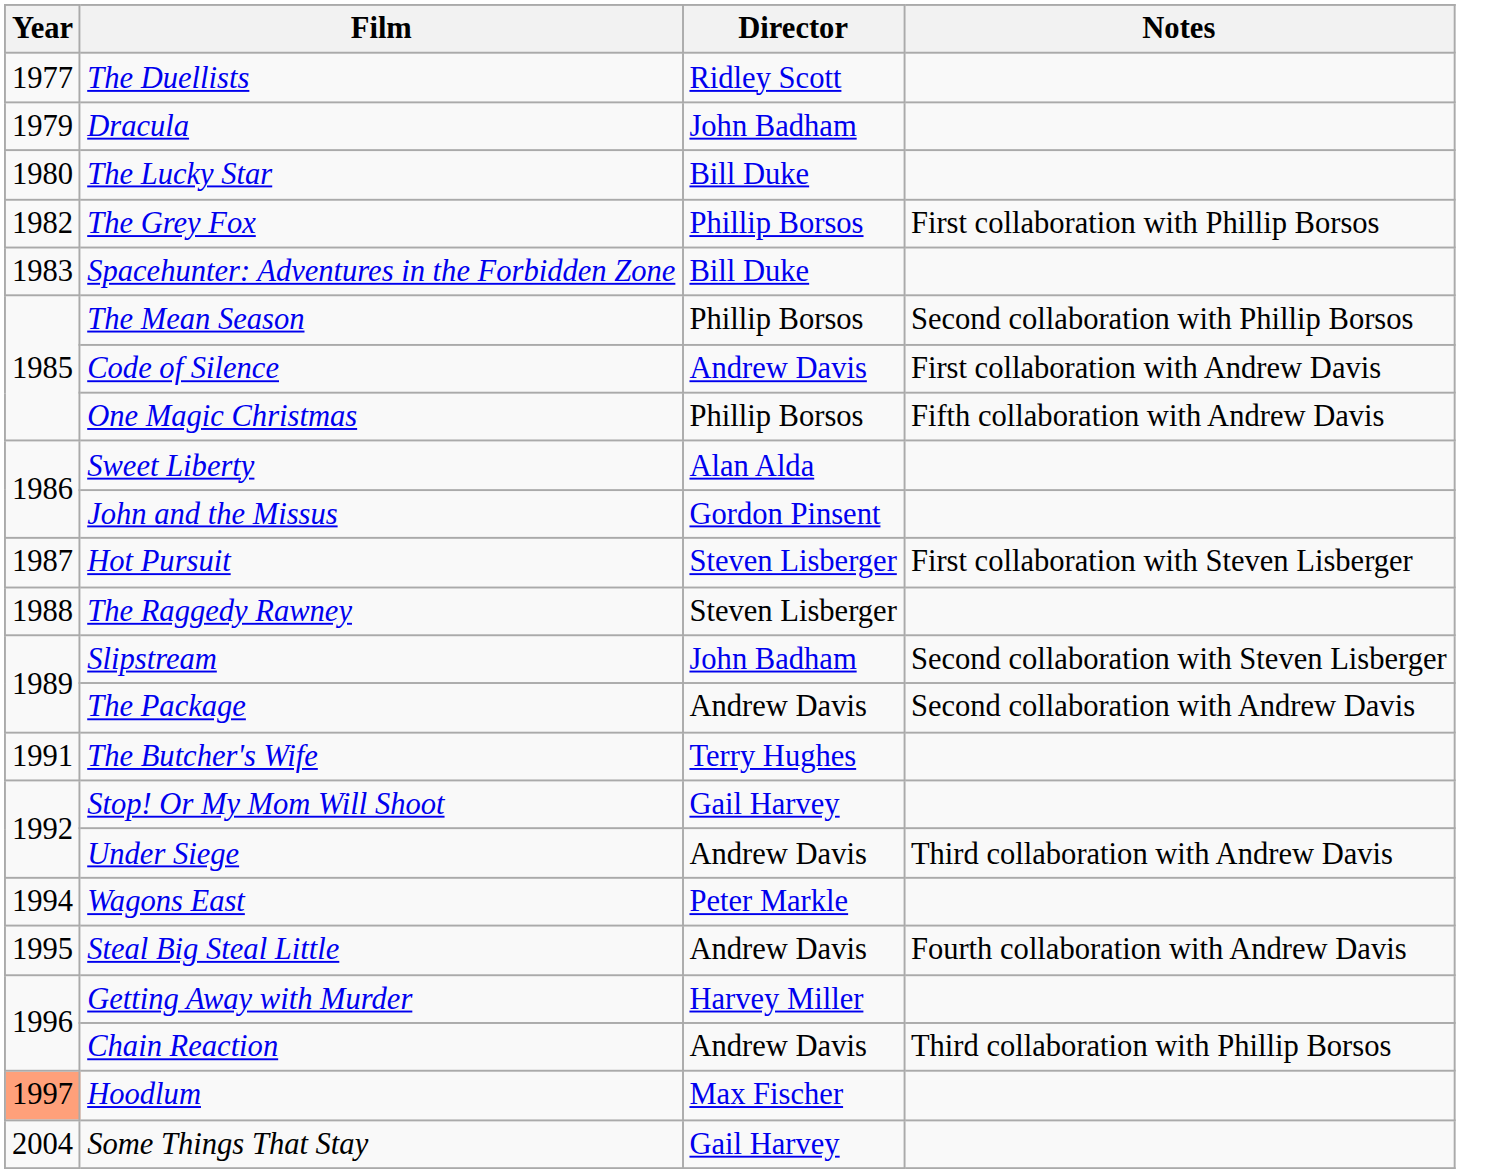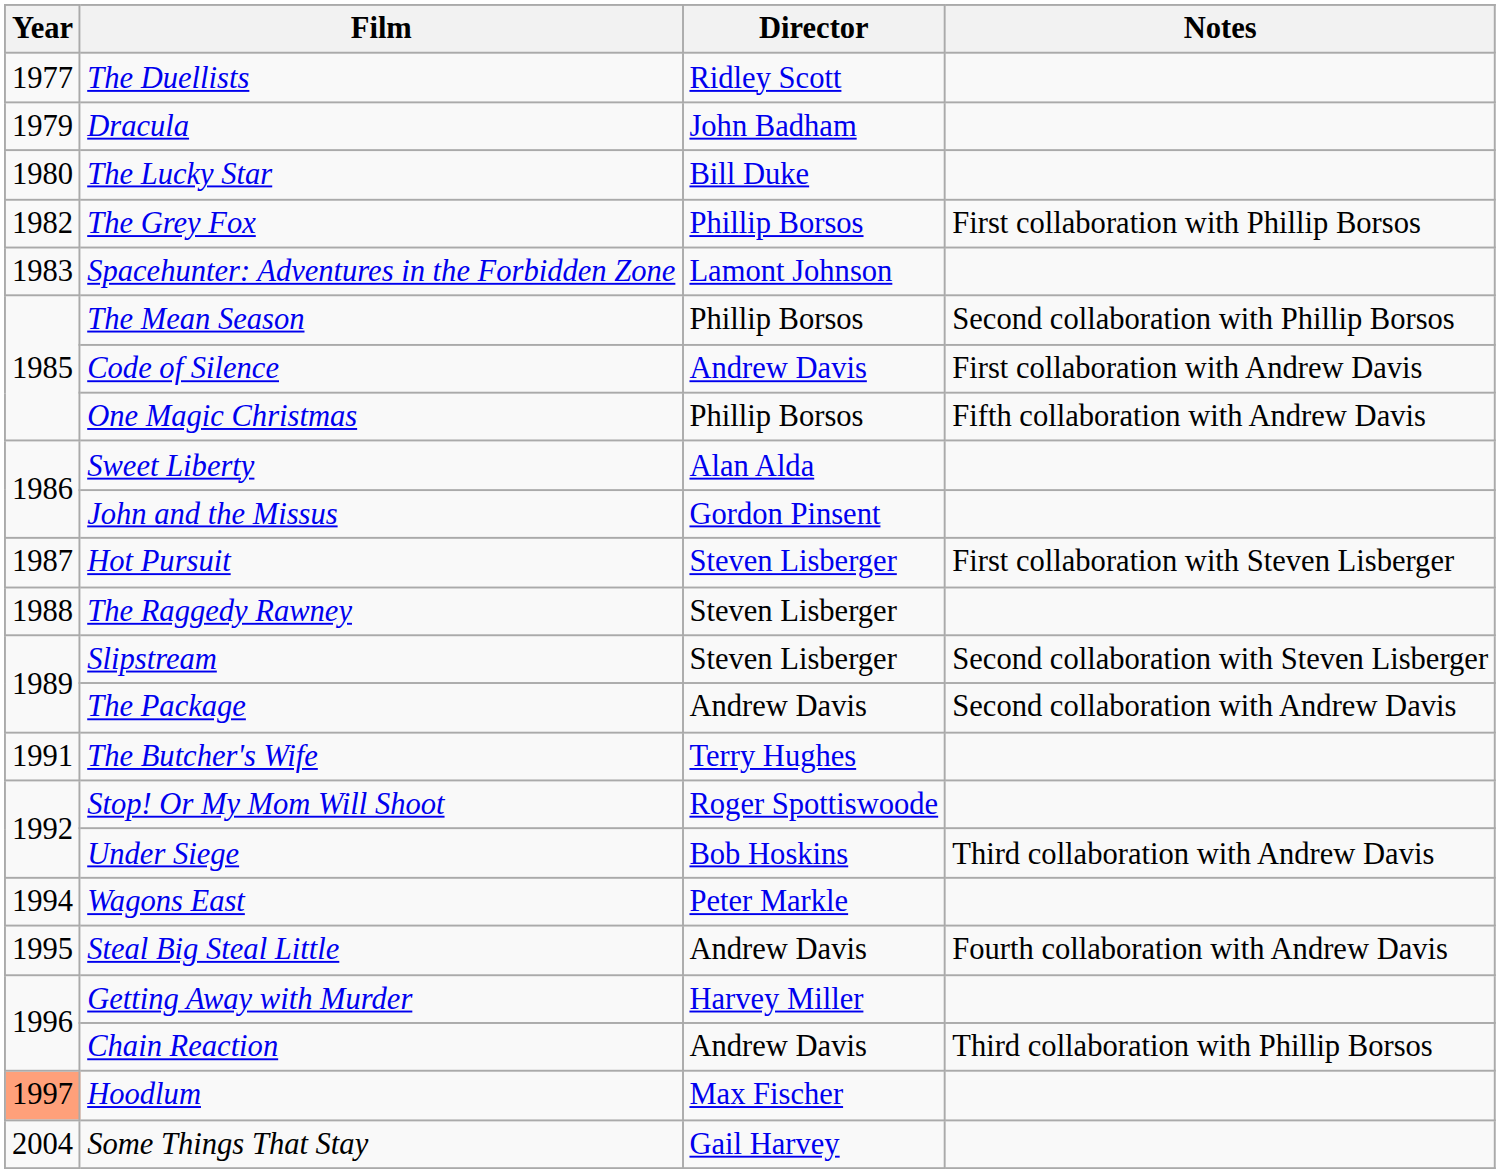(749, 271) Bill Duke -> (791, 271) Lamont Johnson
(773, 658) John Badham -> (793, 658) Steven Lisberger
(765, 804) Gail Harvey -> (814, 804) Roger Spottiswoode
(778, 852) Andrew Davis -> (769, 852) Bob Hoskins
